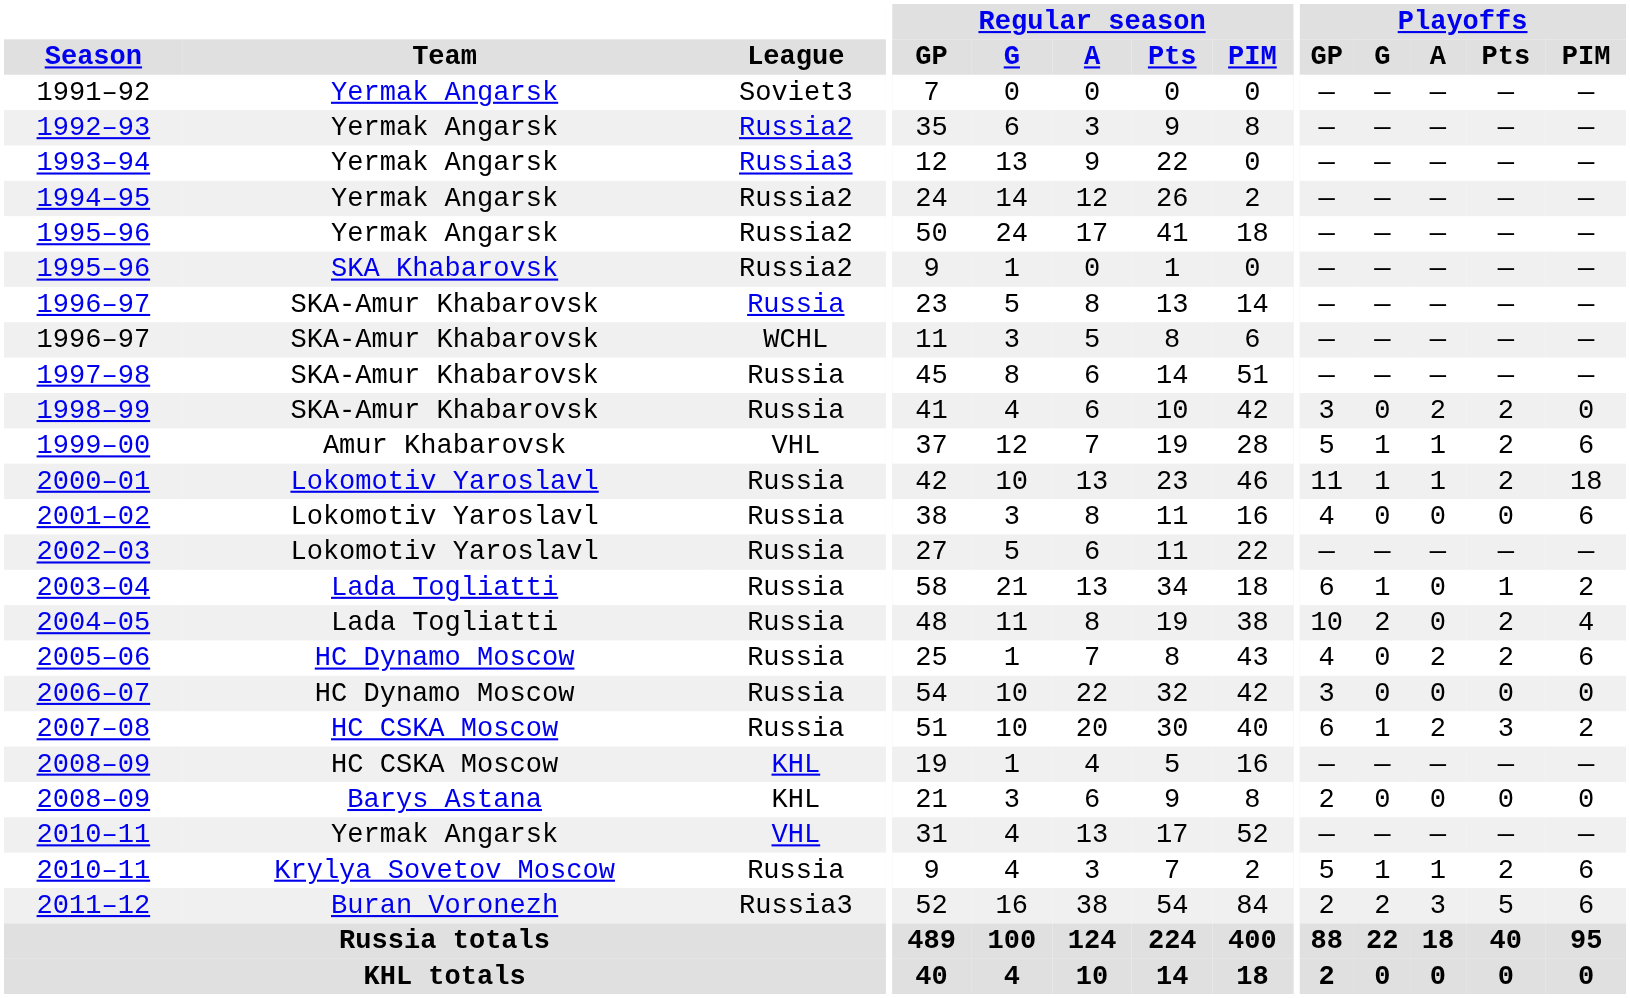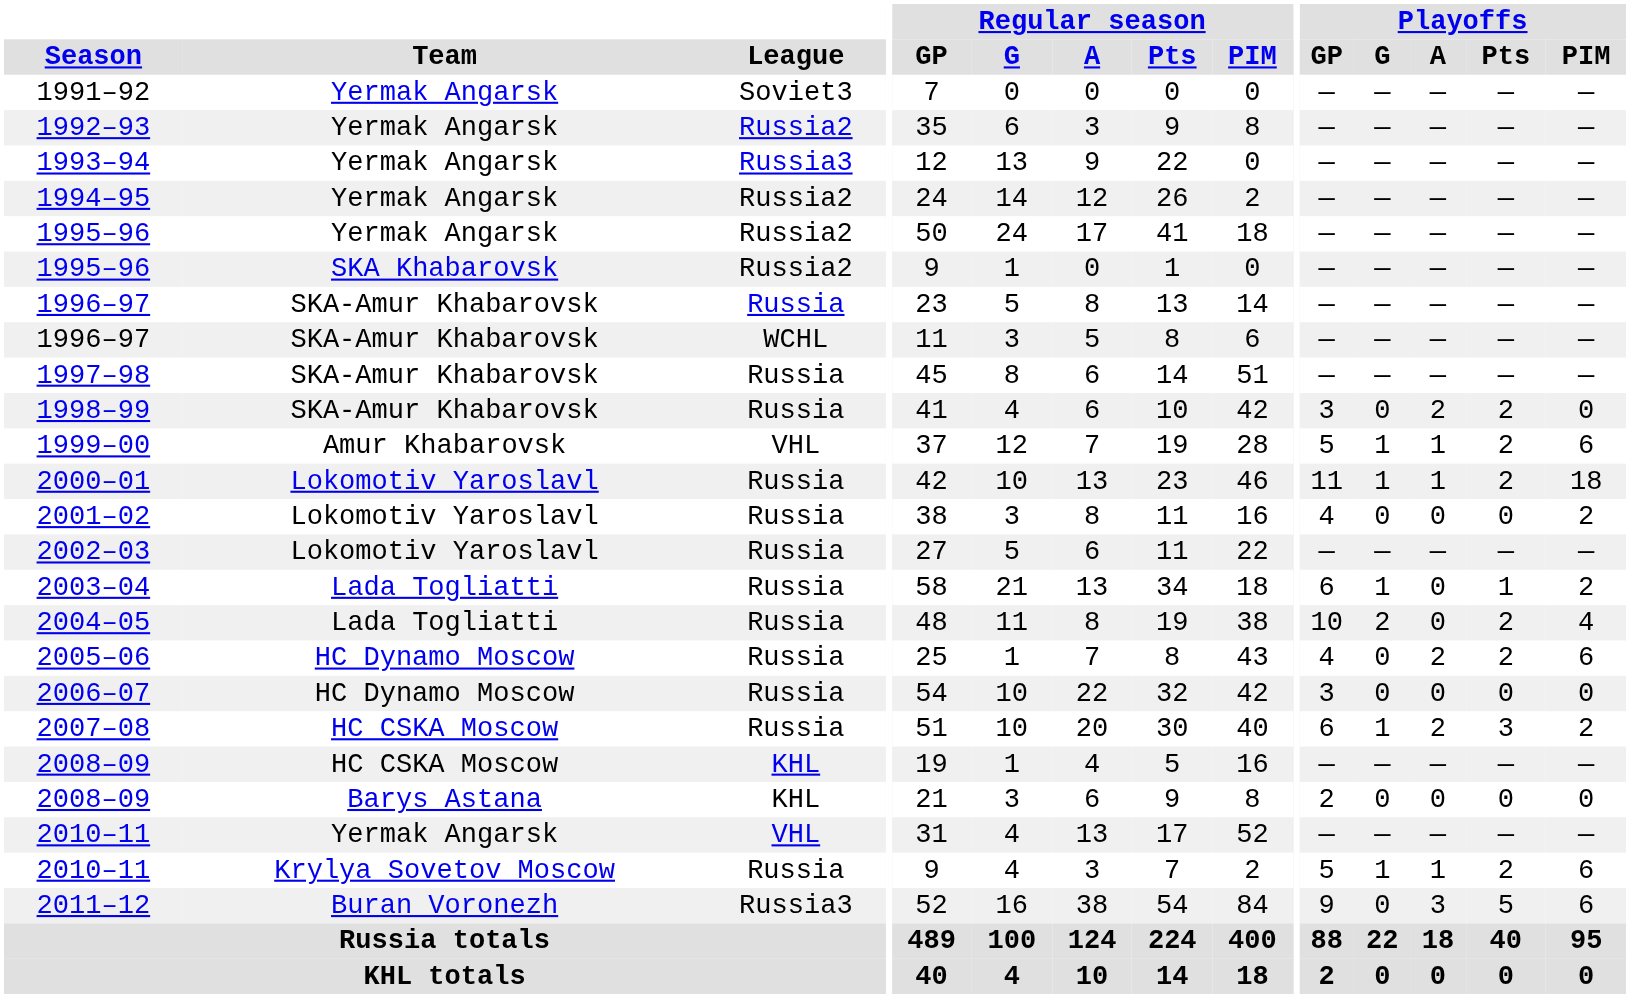(1586, 517) 6 -> (1586, 517) 2
(1327, 906) 2 -> (1327, 906) 9
(1382, 906) 2 -> (1382, 906) 0
